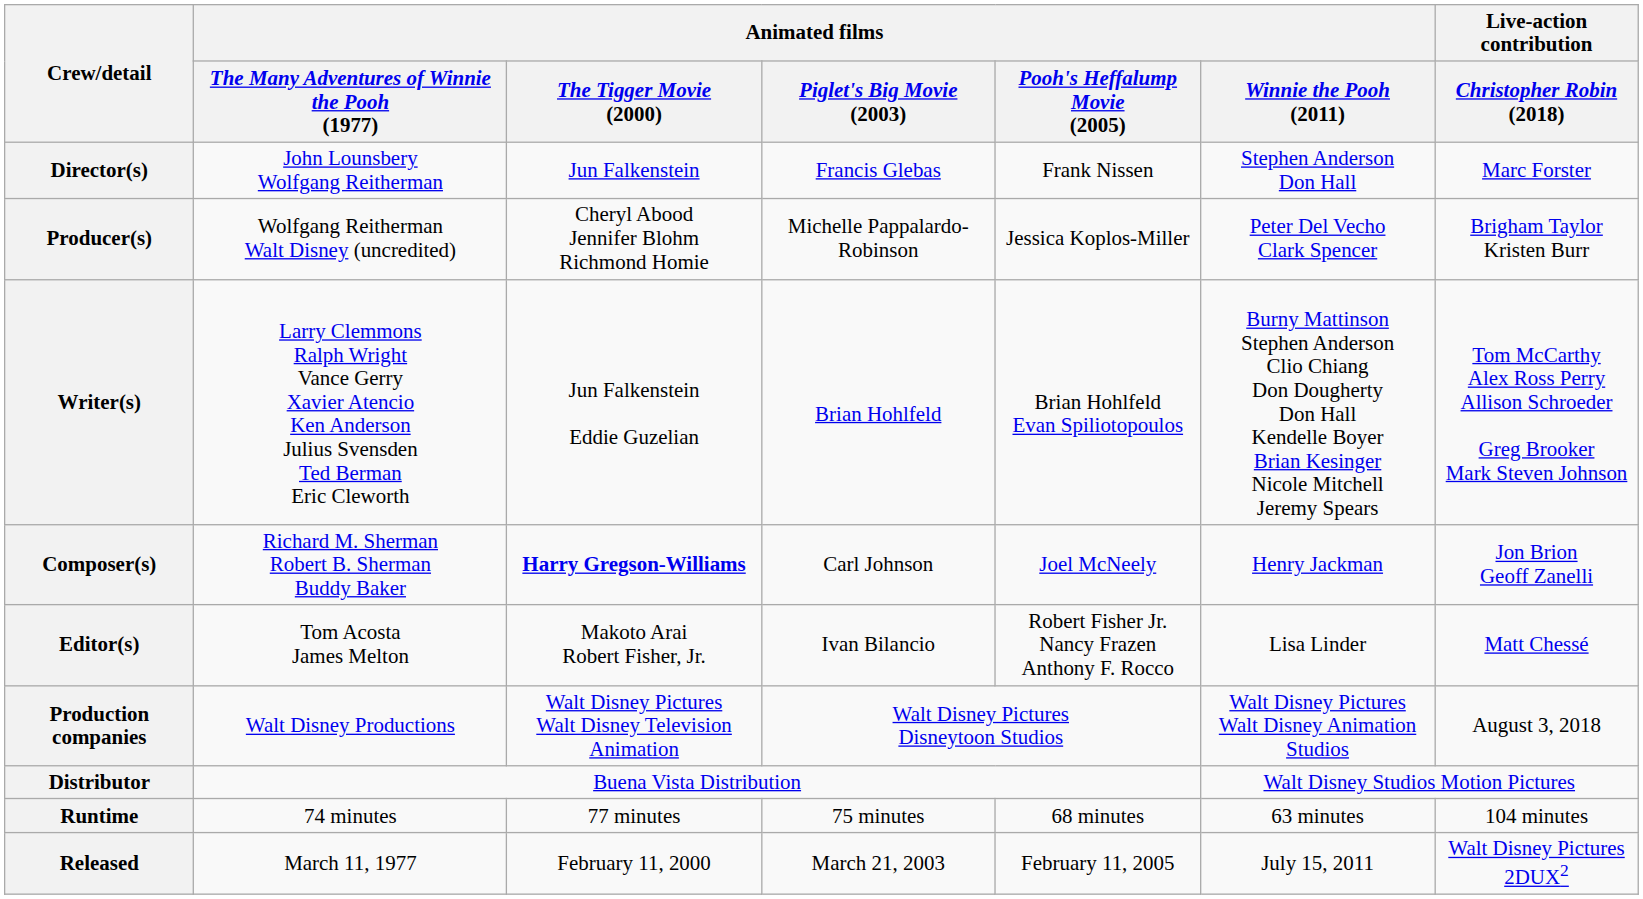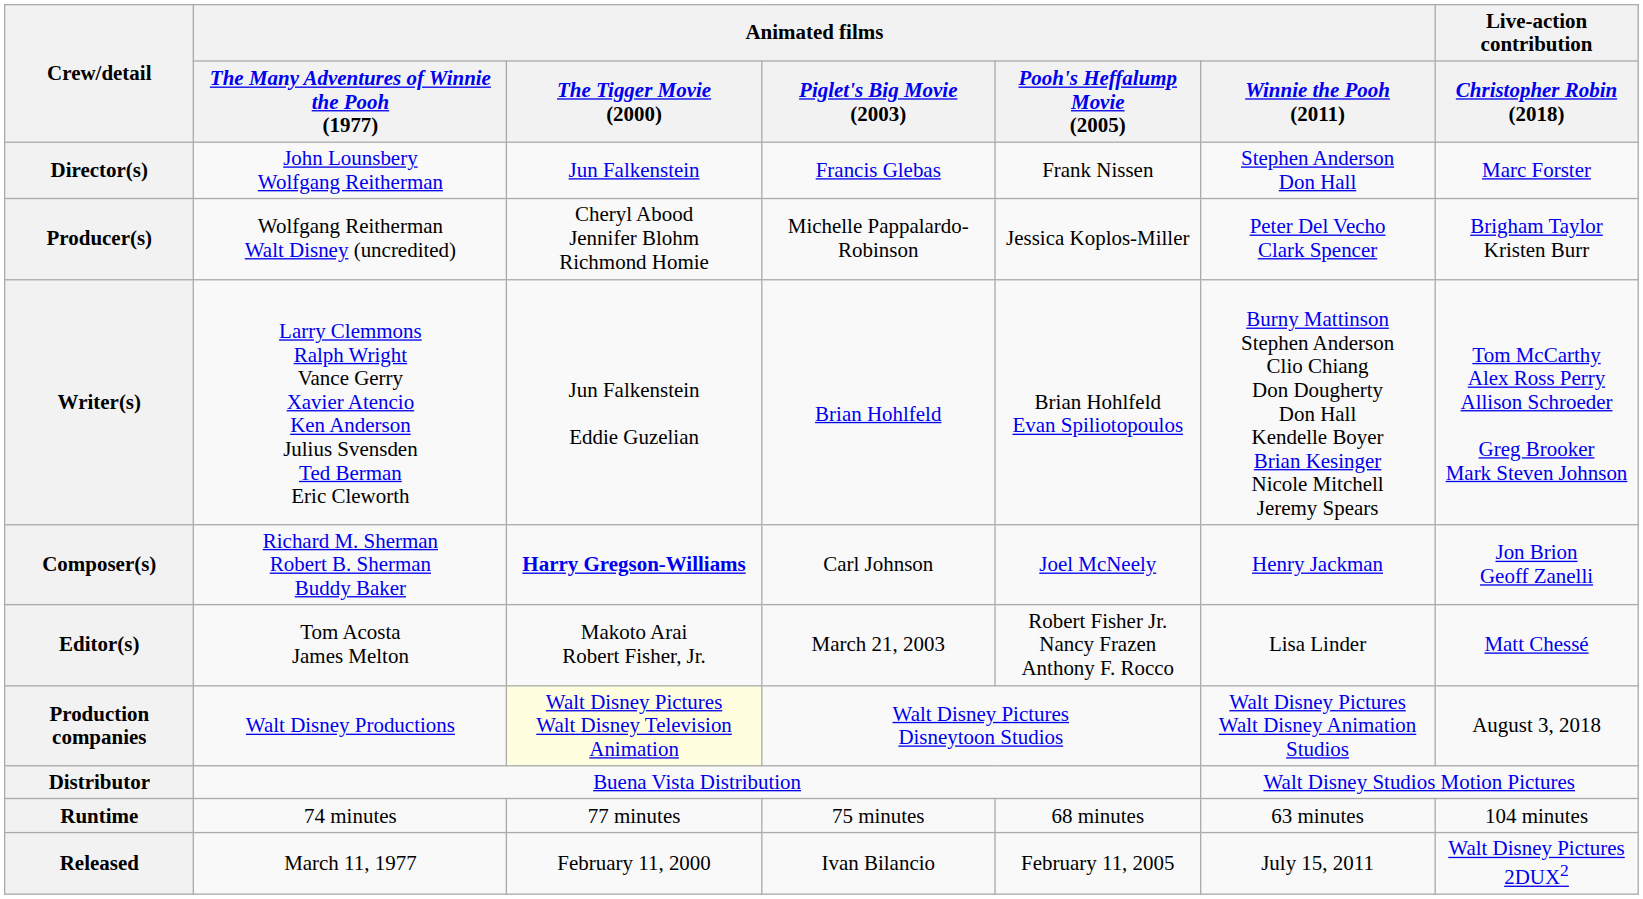(878, 645) Ivan Bilancio -> (878, 645) March 21, 2003
(634, 725) no background -> (634, 725) lightyellow background
(878, 863) March 21, 2003 -> (878, 863) Ivan Bilancio
